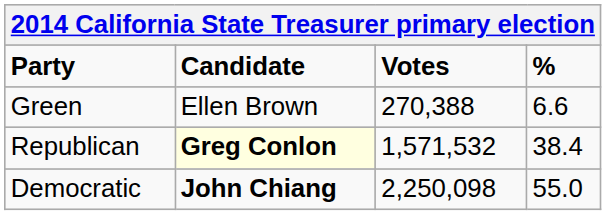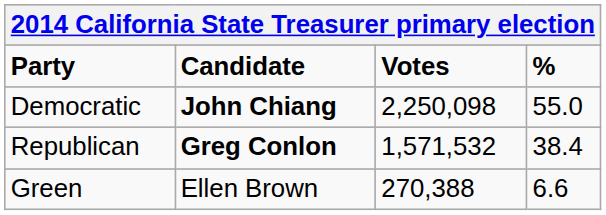rows swapped: (76, 188) <-> (47, 106)
(259, 147) lightyellow background -> (259, 147) no background
